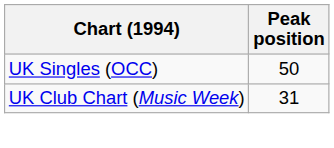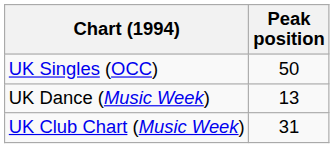+ row: (109, 98)
